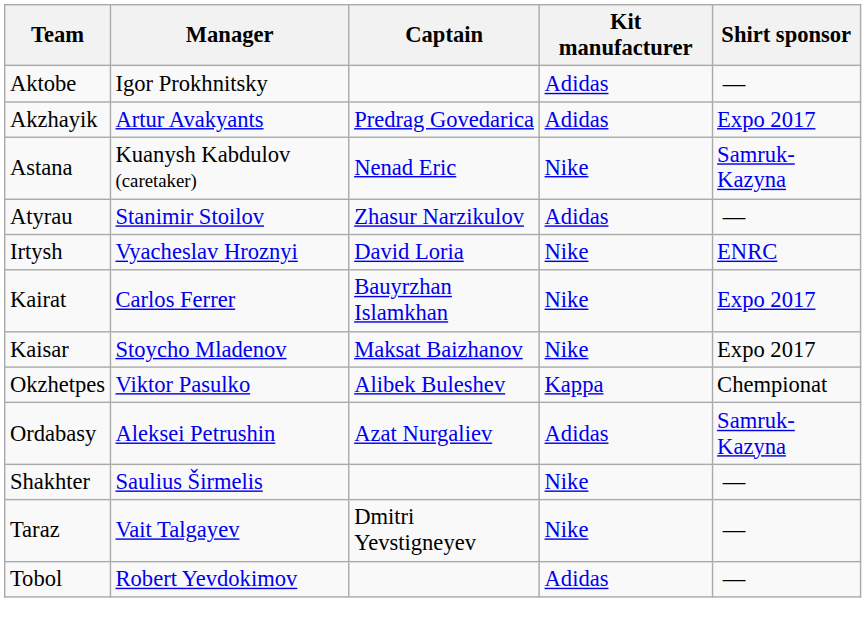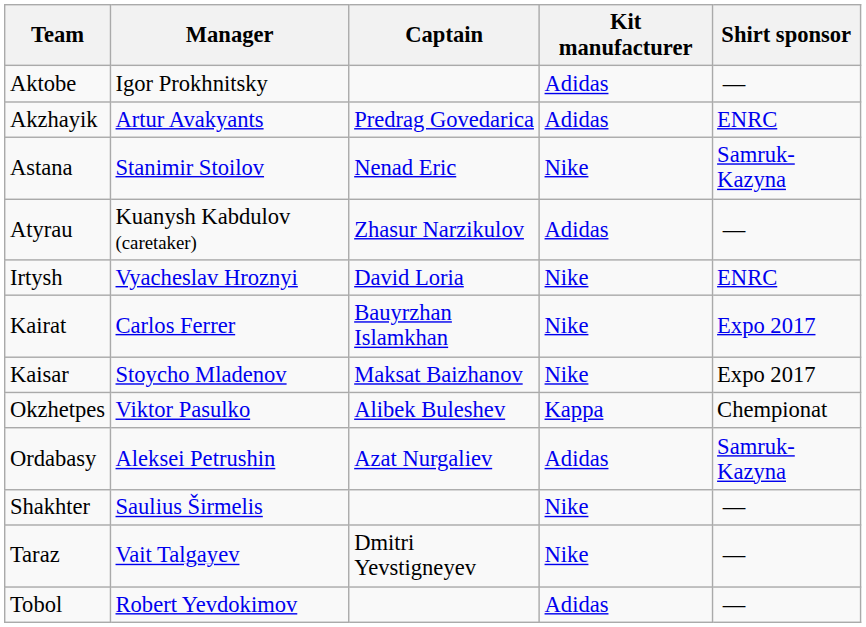(766, 119) Expo 2017 -> (747, 119) ENRC
(203, 167) Kuanysh Kabdulov (caretaker) -> (190, 167) Stanimir Stoilov
(190, 216) Stanimir Stoilov -> (203, 228) Kuanysh Kabdulov (caretaker)
